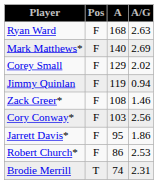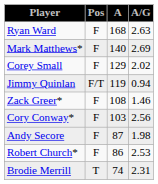(96, 83) F -> (96, 83) F/T
- row: (38, 135)
+ row: (36, 135)
